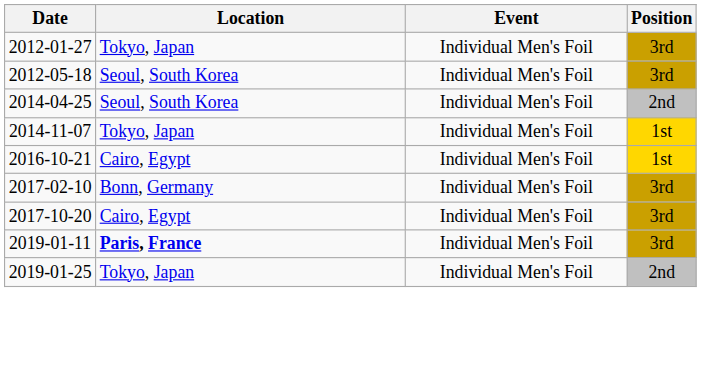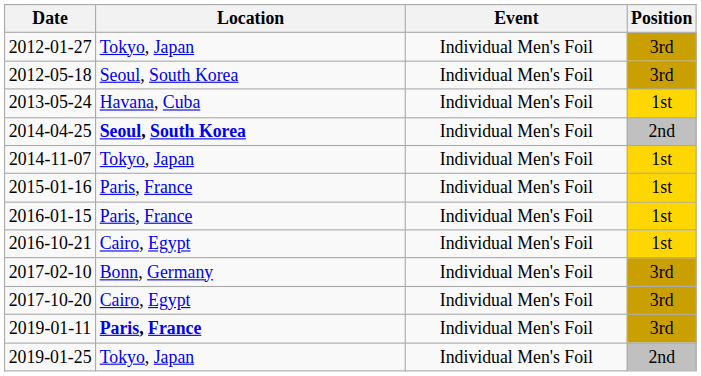+ row: (50, 103)
(169, 103) normal -> (173, 131) bold
+ row: (50, 187)
+ row: (50, 215)
